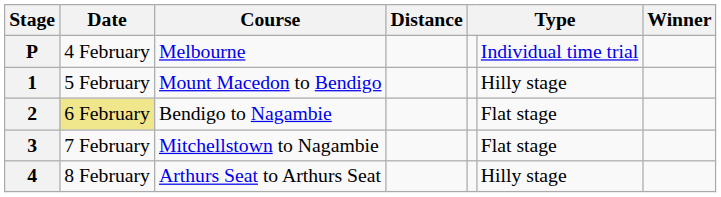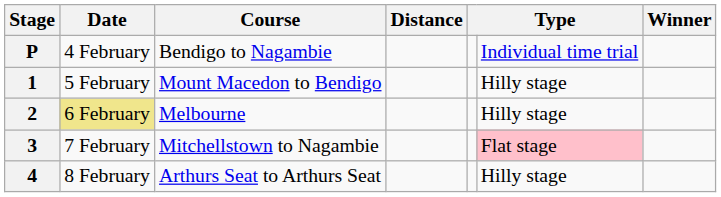(202, 51) Melbourne -> (245, 51) Bendigo to Nagambie
(245, 113) Bendigo to Nagambie -> (202, 113) Melbourne
(519, 113) Flat stage -> (524, 113) Hilly stage
(519, 144) no background -> (519, 144) pink background
